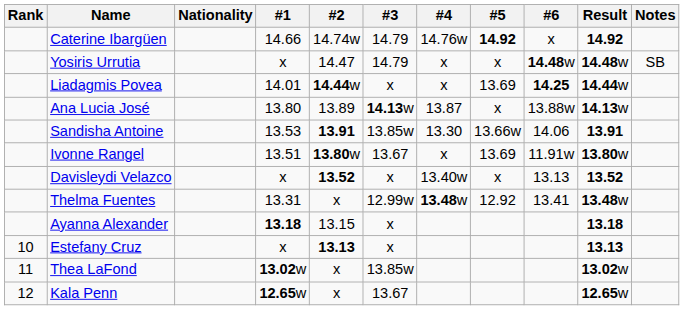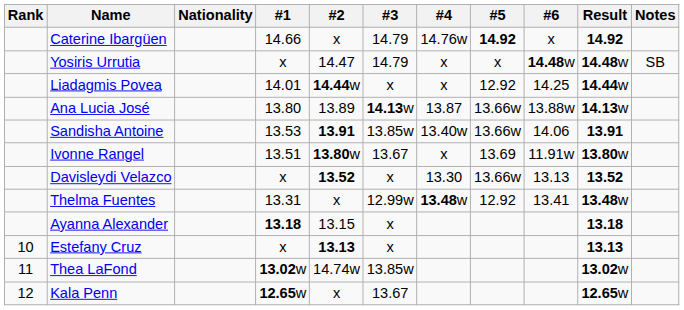(337, 39) 14.74w -> (337, 39) x
(498, 85) 13.69 -> (498, 85) 12.92
(551, 85) bold -> (551, 85) normal
(498, 108) x -> (498, 108) 13.66w
(444, 131) 13.30 -> (444, 131) 13.40w
(444, 177) 13.40w -> (444, 177) 13.30
(498, 177) x -> (498, 177) 13.66w
(337, 270) x -> (337, 270) 14.74w
